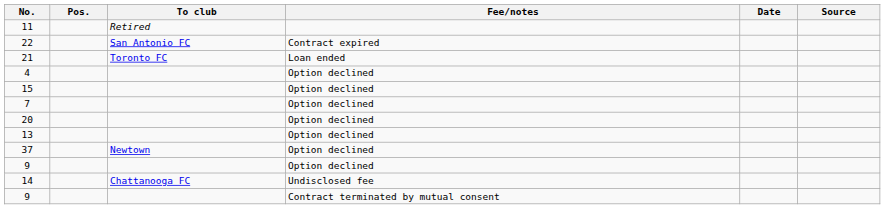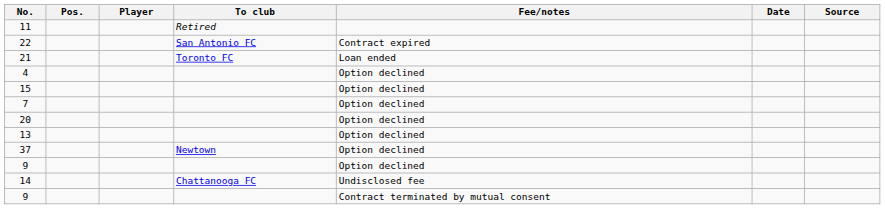+ column: (136, 12)
